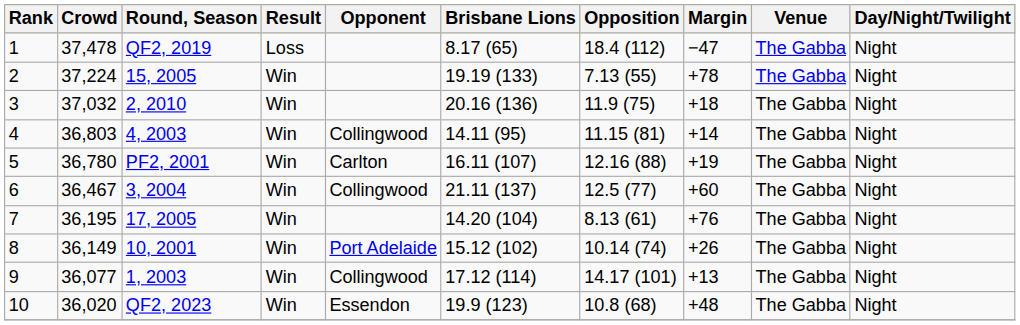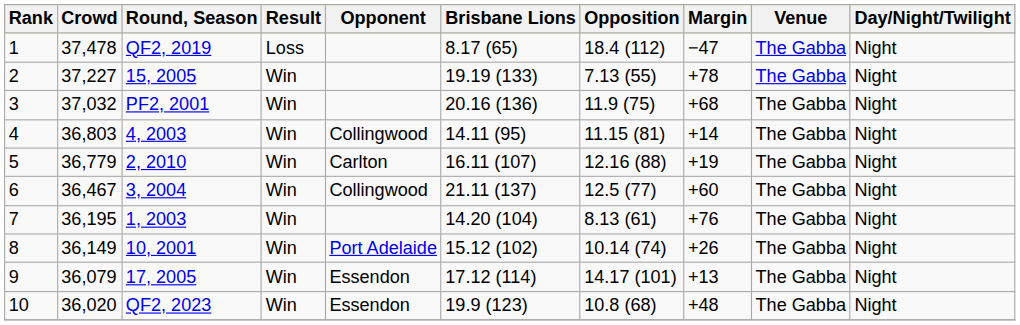(89, 76) 37,224 -> (89, 76) 37,227
(156, 104) 2, 2010 -> (168, 104) PF2, 2001
(703, 104) +18 -> (703, 104) +68
(89, 162) 36,780 -> (89, 162) 36,779
(168, 162) PF2, 2001 -> (156, 162) 2, 2010
(161, 219) 17, 2005 -> (156, 219) 1, 2003
(89, 276) 36,077 -> (89, 276) 36,079
(156, 276) 1, 2003 -> (161, 276) 17, 2005
(379, 276) Collingwood -> (370, 276) Essendon
